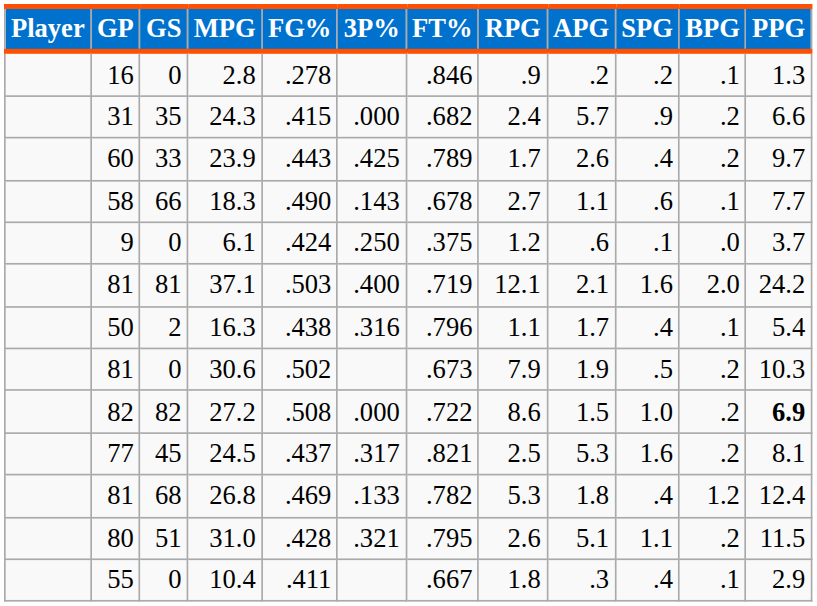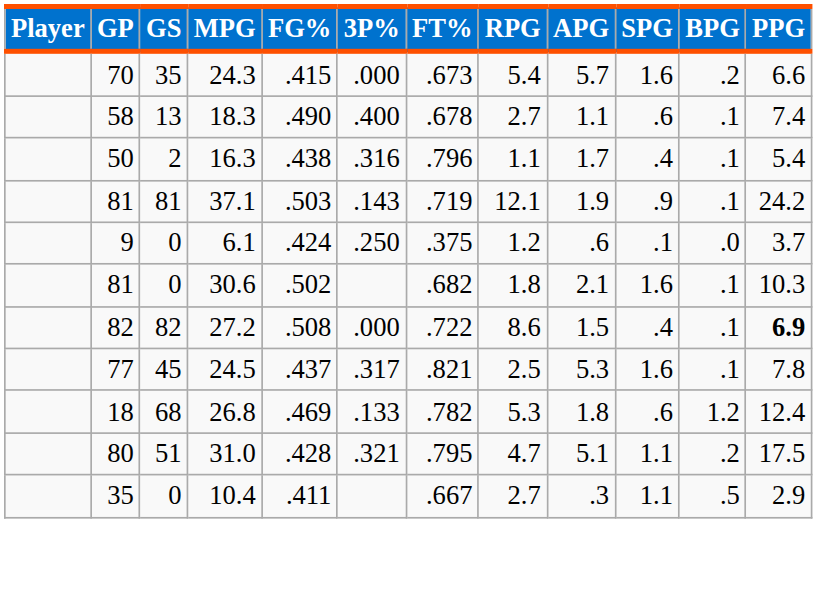- row: (239, 74)
(121, 116) 31 -> (121, 74) 70
(449, 116) .682 -> (449, 74) .673
(524, 116) 2.4 -> (524, 74) 5.4
(663, 116) .9 -> (656, 74) 1.6
- row: (232, 158)
(168, 200) 66 -> (168, 116) 13
(376, 200) .143 -> (376, 116) .400
(789, 200) 7.7 -> (789, 116) 7.4
rows swapped: (232, 327) <-> (239, 242)
(376, 284) .400 -> (376, 200) .143
(592, 284) 2.1 -> (592, 200) 1.9
(656, 284) 1.6 -> (663, 200) .9
(723, 284) 2.0 -> (730, 200) .1
(449, 369) .673 -> (449, 284) .682
(524, 369) 7.9 -> (524, 284) 1.8
(592, 369) 1.9 -> (592, 284) 2.1
(663, 369) .5 -> (656, 284) 1.6
(730, 369) .2 -> (730, 284) .1
(656, 411) 1.0 -> (663, 327) .4
(730, 411) .2 -> (730, 327) .1
(730, 453) .2 -> (730, 369) .1
(789, 453) 8.1 -> (789, 369) 7.8
(121, 495) 81 -> (121, 411) 18
(663, 495) .4 -> (663, 411) .6
(524, 537) 2.6 -> (524, 453) 4.7
(782, 537) 11.5 -> (782, 453) 17.5
(121, 579) 55 -> (121, 495) 35
(524, 579) 1.8 -> (524, 495) 2.7
(663, 579) .4 -> (656, 495) 1.1
(730, 579) .1 -> (730, 495) .5
